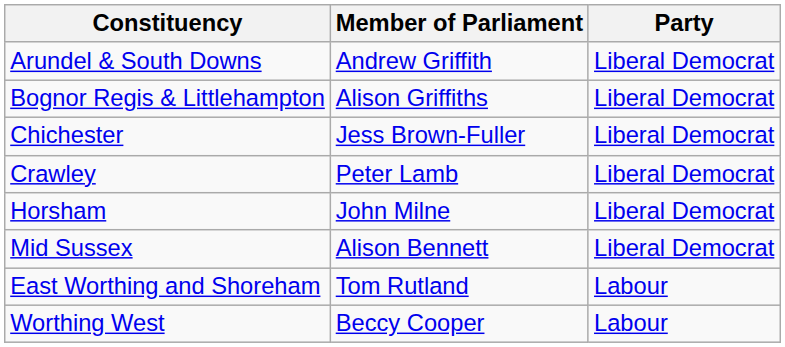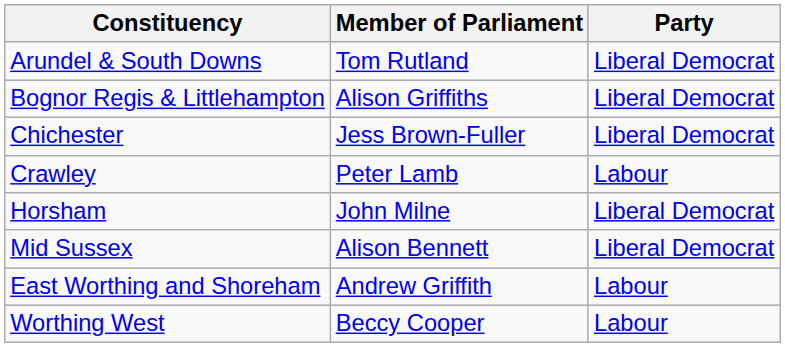(414, 60) Andrew Griffith -> (402, 60) Tom Rutland
(684, 173) Liberal Democrat -> (631, 173) Labour
(402, 286) Tom Rutland -> (414, 286) Andrew Griffith
